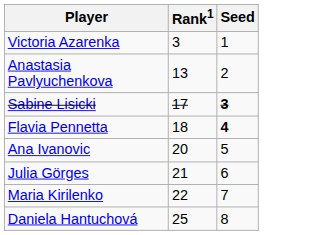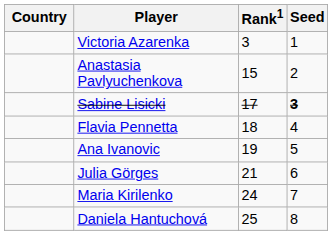+ column: (39, 17)
(180, 73) 13 -> (250, 73) 15
(224, 127) bold -> (294, 127) normal
(180, 150) 20 -> (250, 150) 19
(180, 195) 22 -> (250, 195) 24
